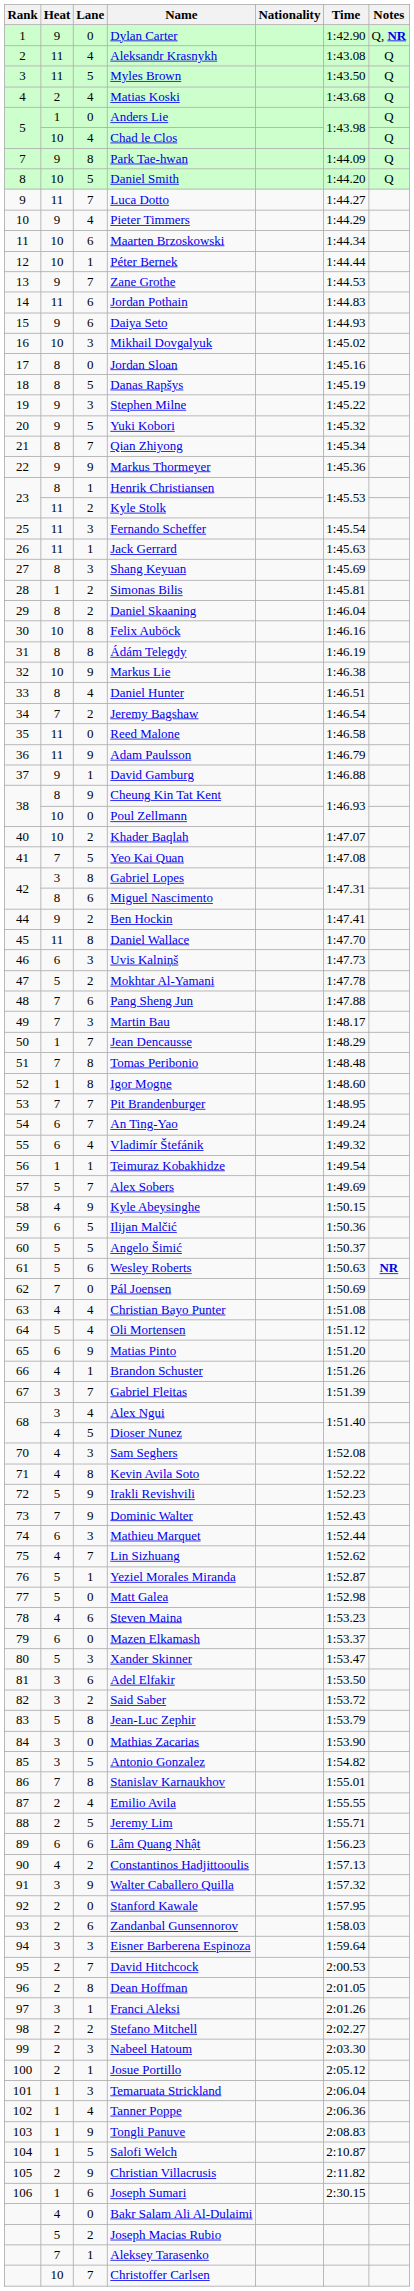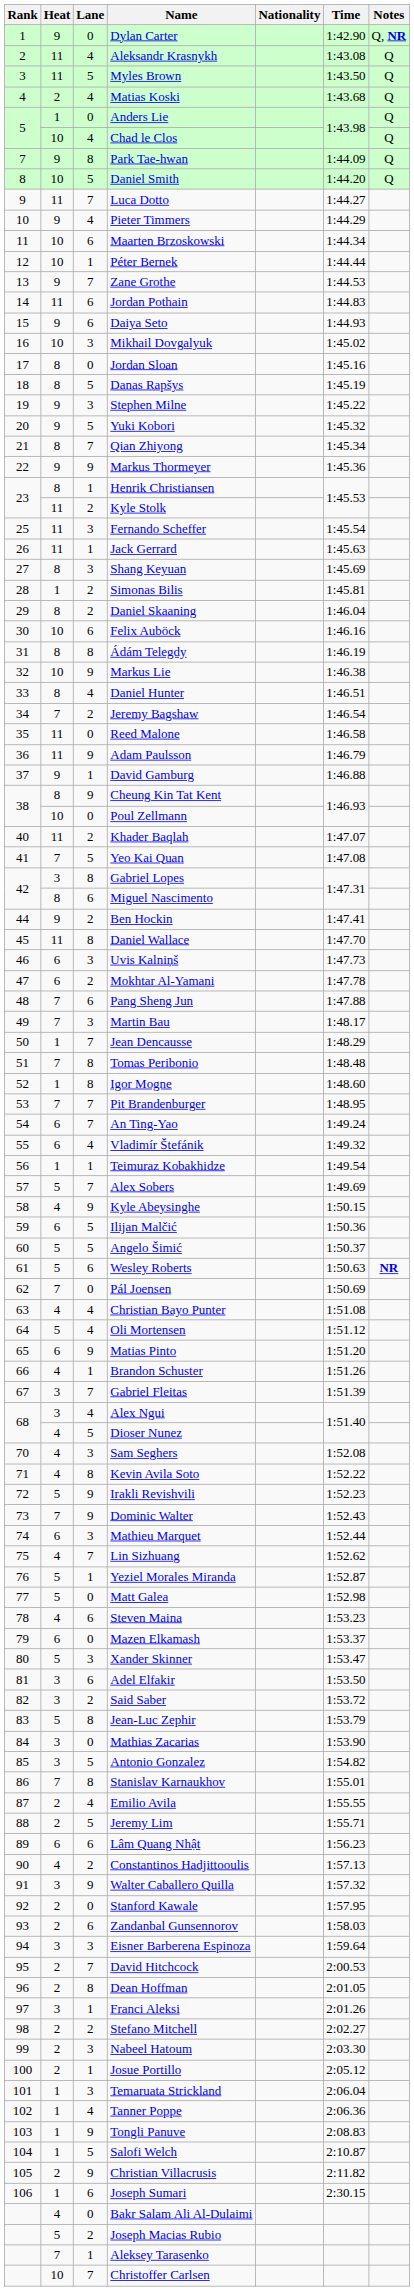(90, 631) 8 -> (90, 631) 6
(57, 836) 10 -> (57, 836) 11
(57, 980) 5 -> (57, 980) 6
